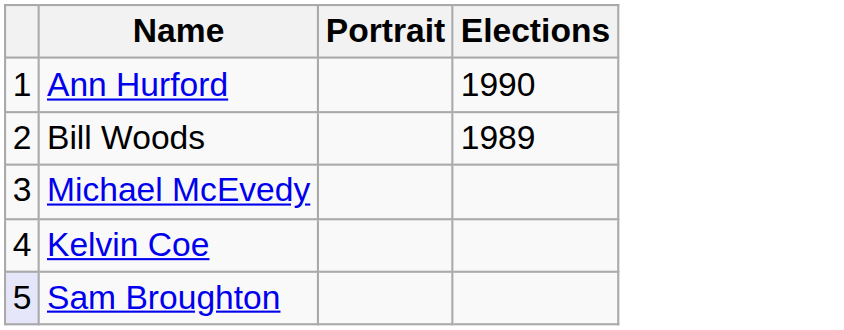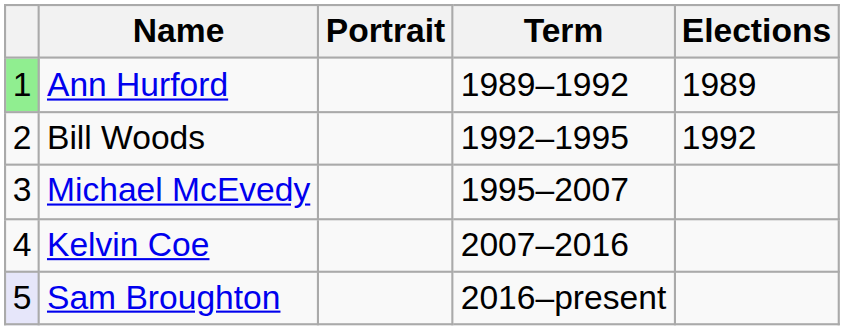+ column: (563, 31)
(22, 84) no background -> (22, 84) lightgreen background
(498, 84) 1990 -> (719, 84) 1989
(498, 137) 1989 -> (719, 137) 1992
